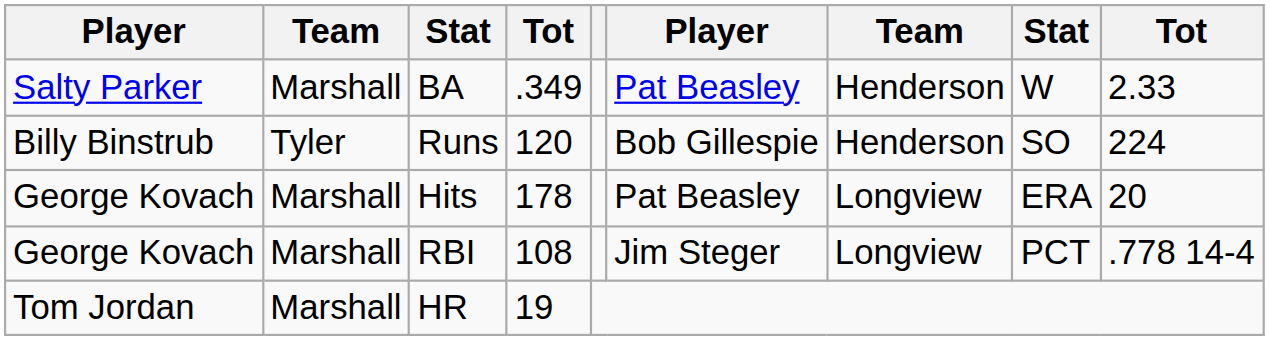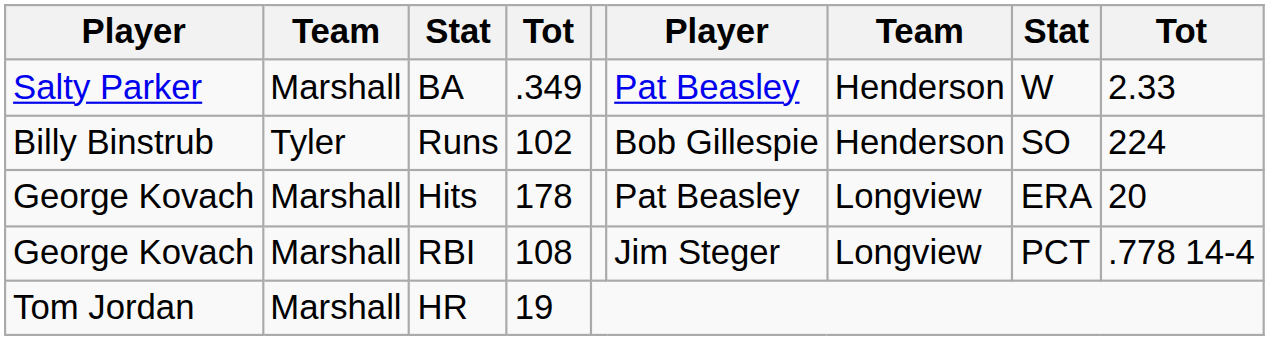(544, 142) 120 -> (544, 142) 102
